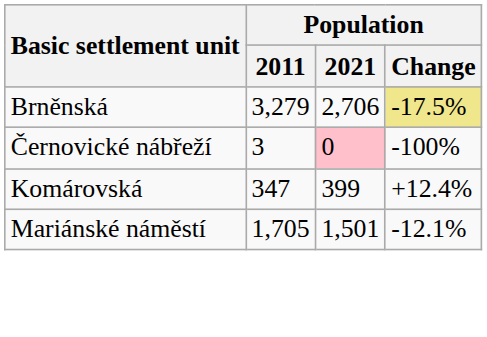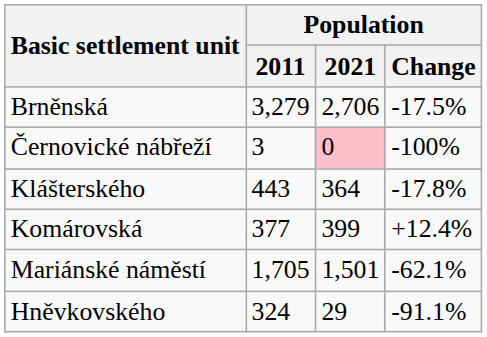(429, 106) khaki background -> (429, 106) no background
+ row: (78, 188)
(271, 188) 347 -> (271, 229) 377
(429, 229) -12.1% -> (429, 270) -62.1%
+ row: (88, 310)
